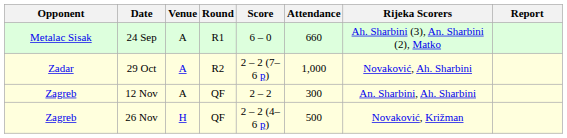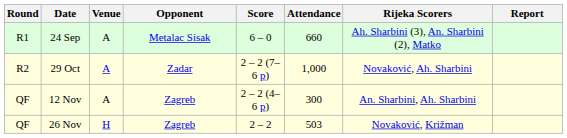columns swapped: (218, 13) <-> (61, 13)
(260, 93) 2 – 2 -> (260, 100) 2 – 2 (4–6 p)
(260, 118) 2 – 2 (4–6 p) -> (260, 124) 2 – 2
(314, 118) 500 -> (314, 124) 503
